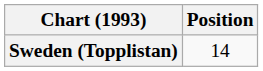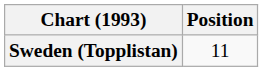(220, 50) 14 -> (220, 50) 11
